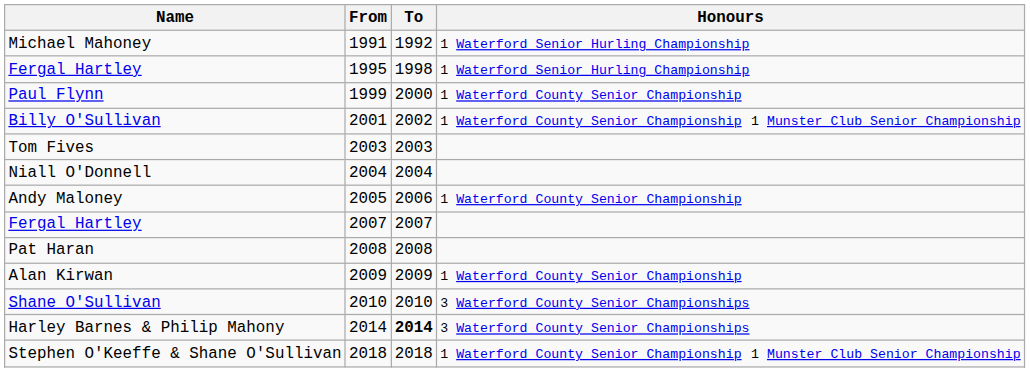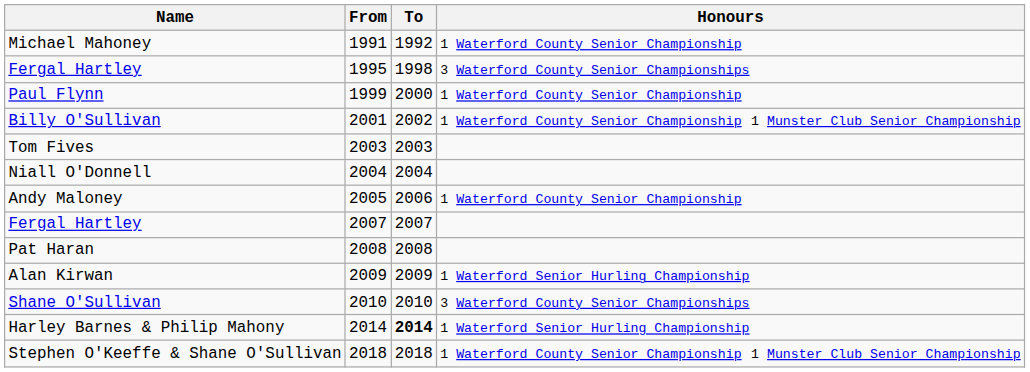(595, 44) 1 Waterford Senior Hurling Championship -> (591, 44) 1 Waterford County Senior Championship
(595, 70) 1 Waterford Senior Hurling Championship -> (595, 70) 3 Waterford County Senior Championships
(591, 277) 1 Waterford County Senior Championship -> (595, 277) 1 Waterford Senior Hurling Championship
(595, 328) 3 Waterford County Senior Championships -> (595, 328) 1 Waterford Senior Hurling Championship
